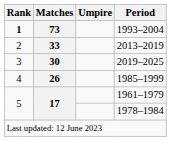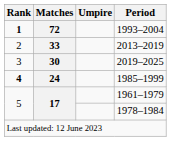(55, 29) 73 -> (55, 29) 72
(19, 78) normal -> (19, 78) bold
(55, 78) 26 -> (55, 78) 24
